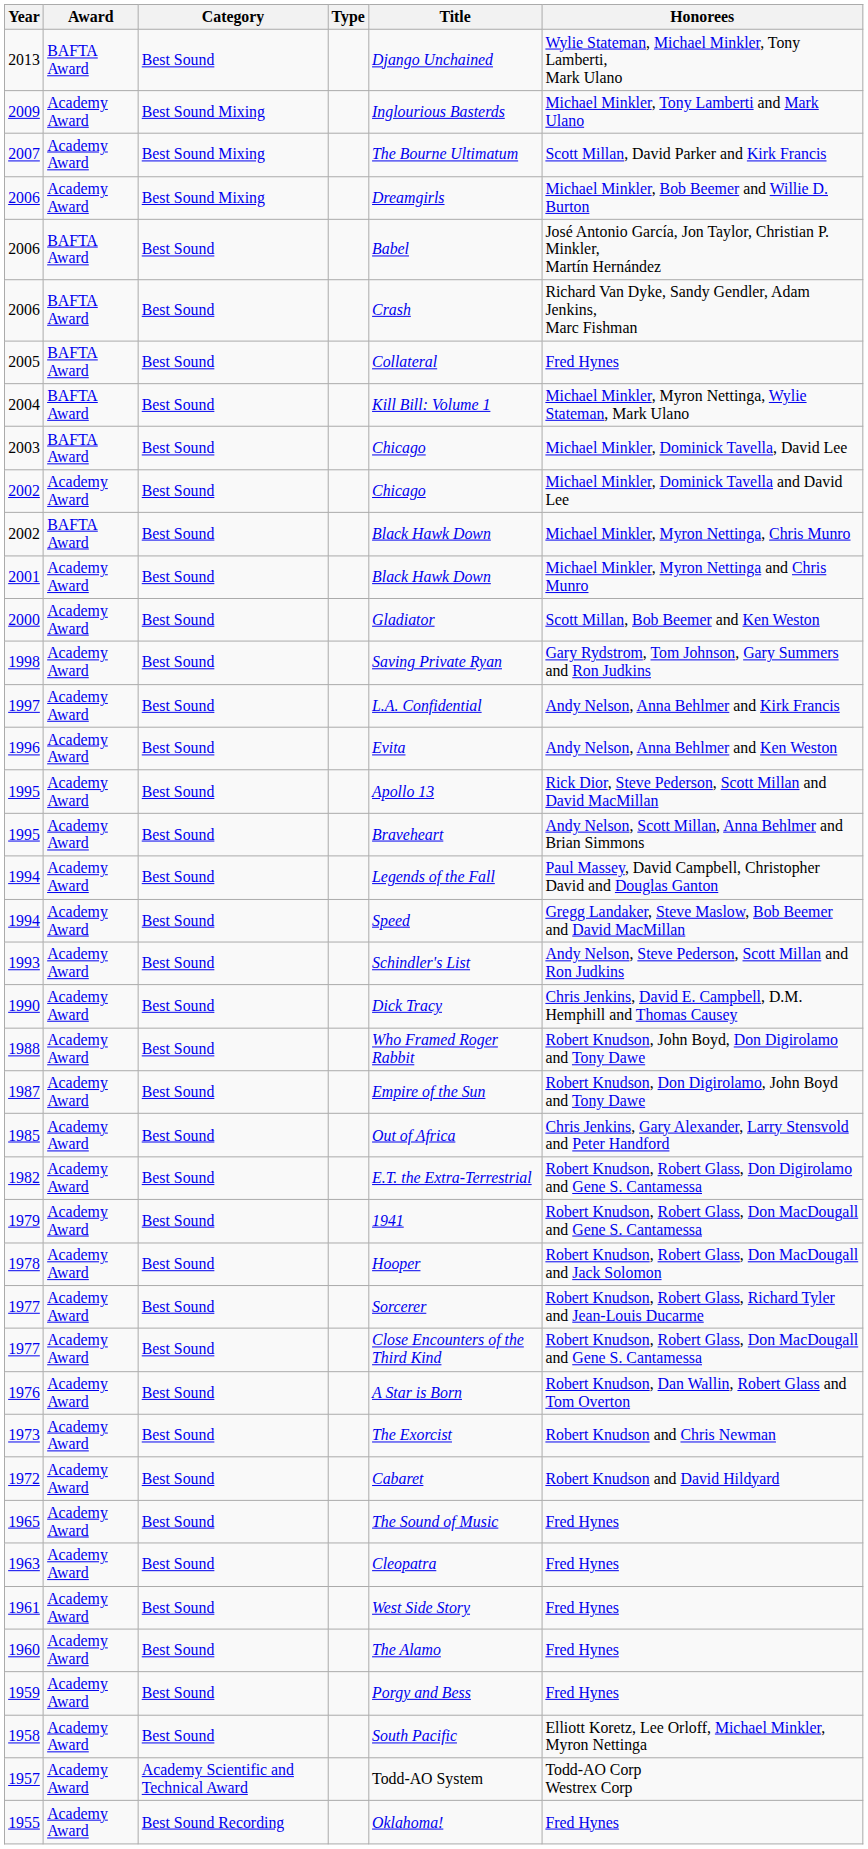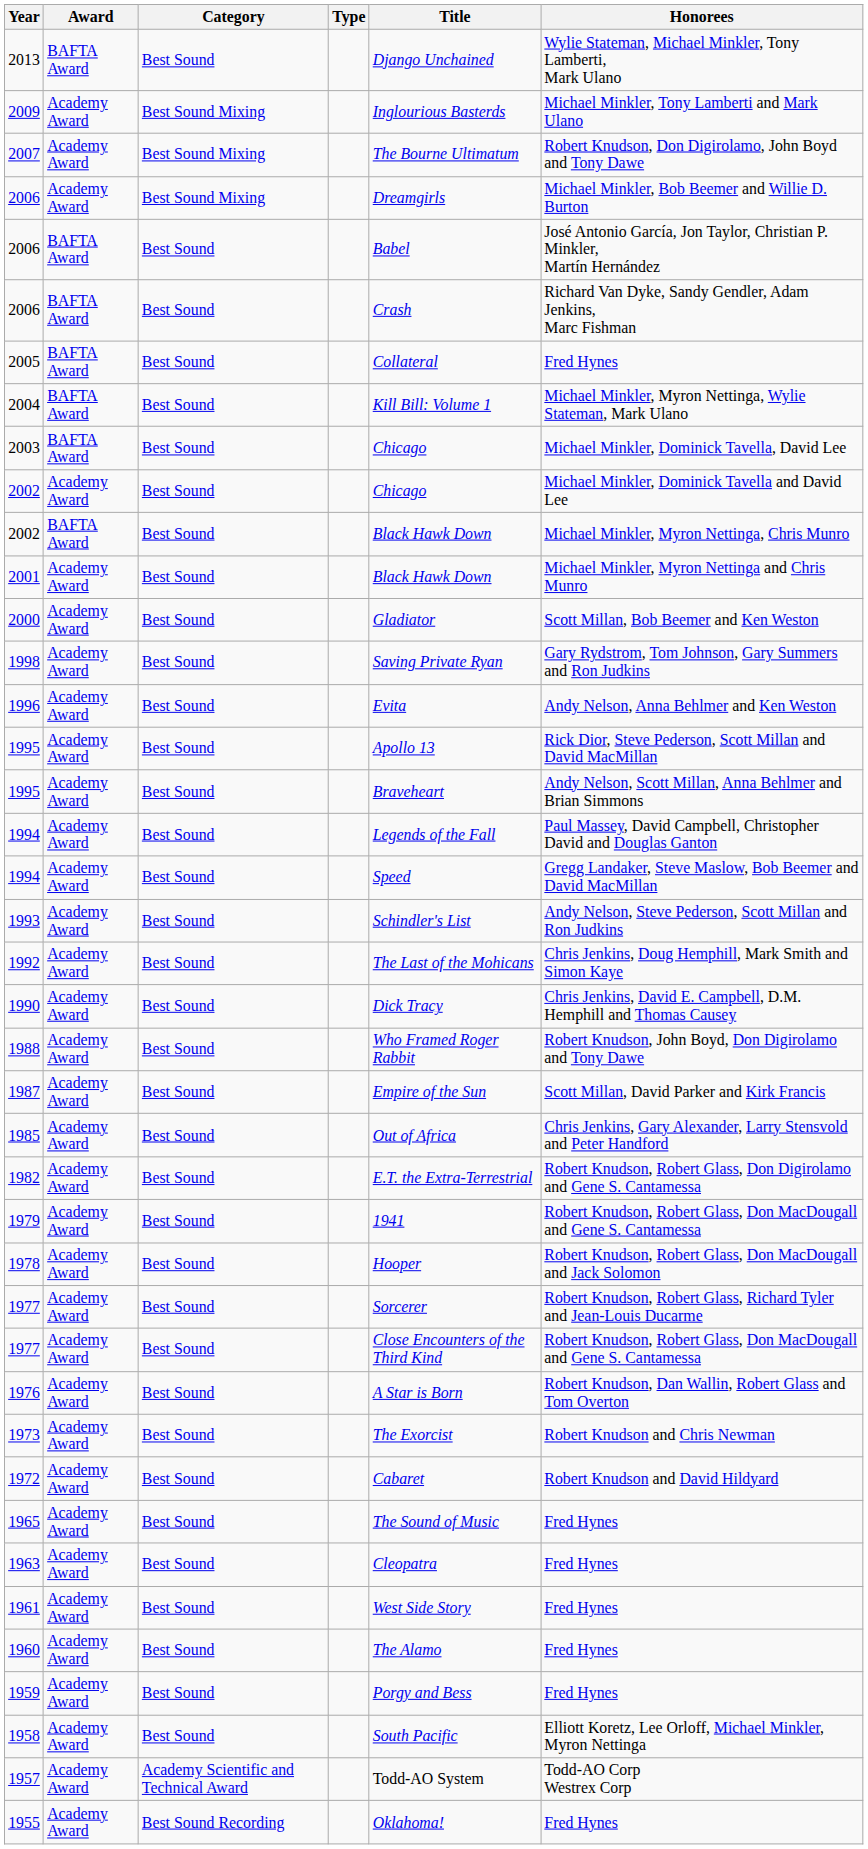(686, 154) Scott Millan, David Parker and Kirk Francis -> (691, 154) Robert Knudson, Don Digirolamo, John Boyd and Tony Dawe
- row: (24, 705)
+ row: (24, 963)
(692, 1092) Robert Knudson, Don Digirolamo, John Boyd and Tony Dawe -> (685, 1092) Scott Millan, David Parker and Kirk Francis
